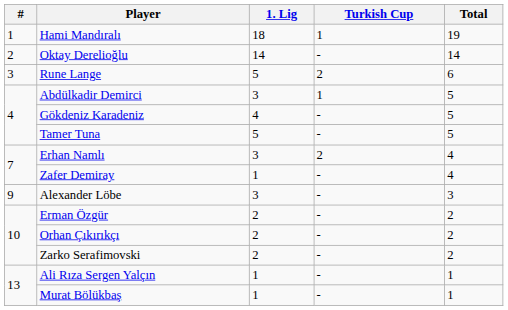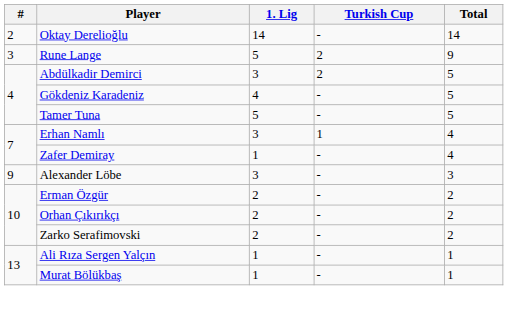- row: (80, 34)
(450, 74) 6 -> (450, 54) 9
(320, 94) 1 -> (320, 74) 2
(320, 154) 2 -> (320, 134) 1
